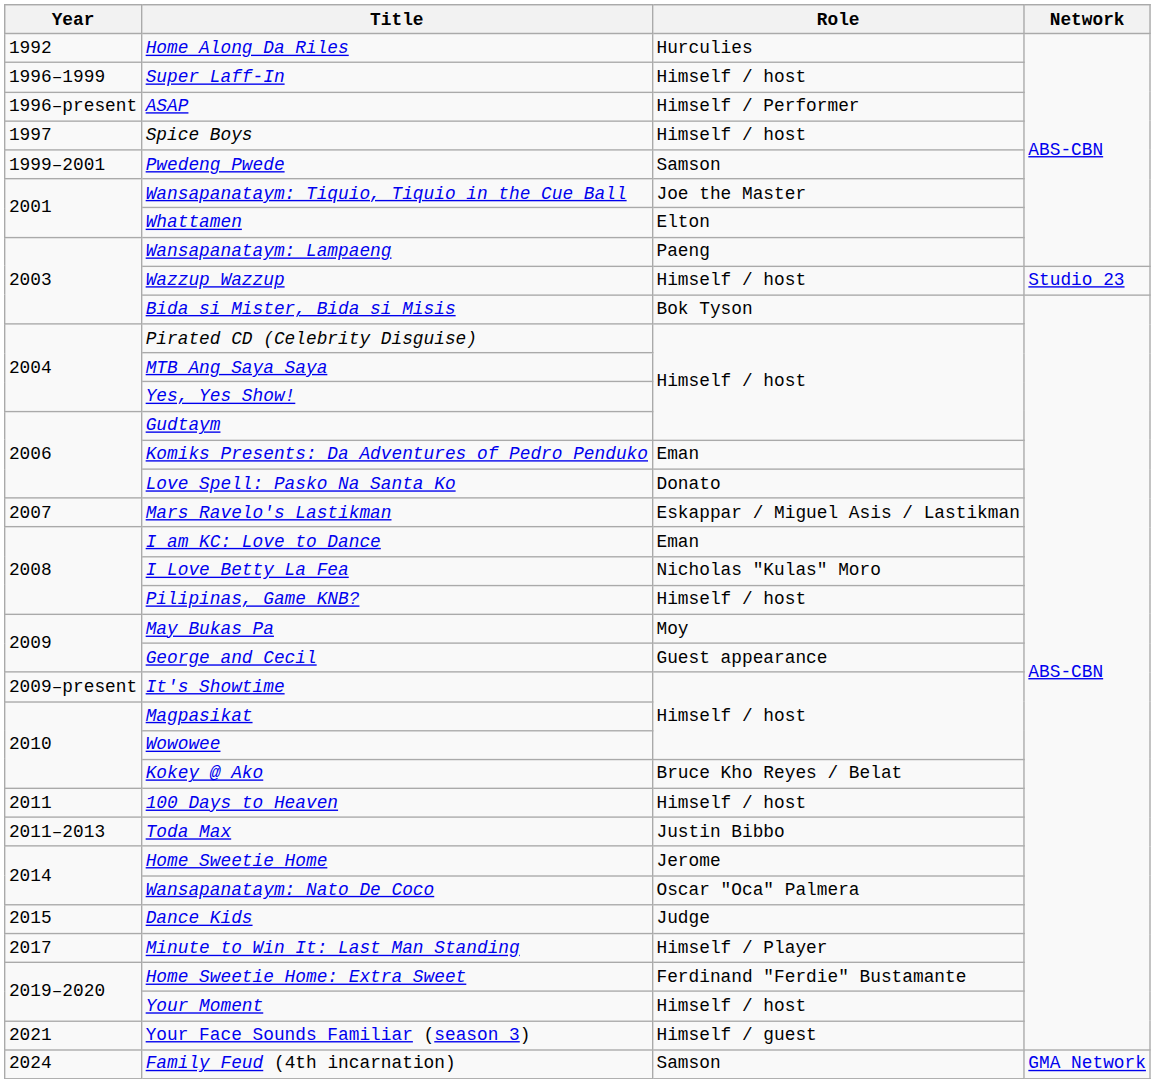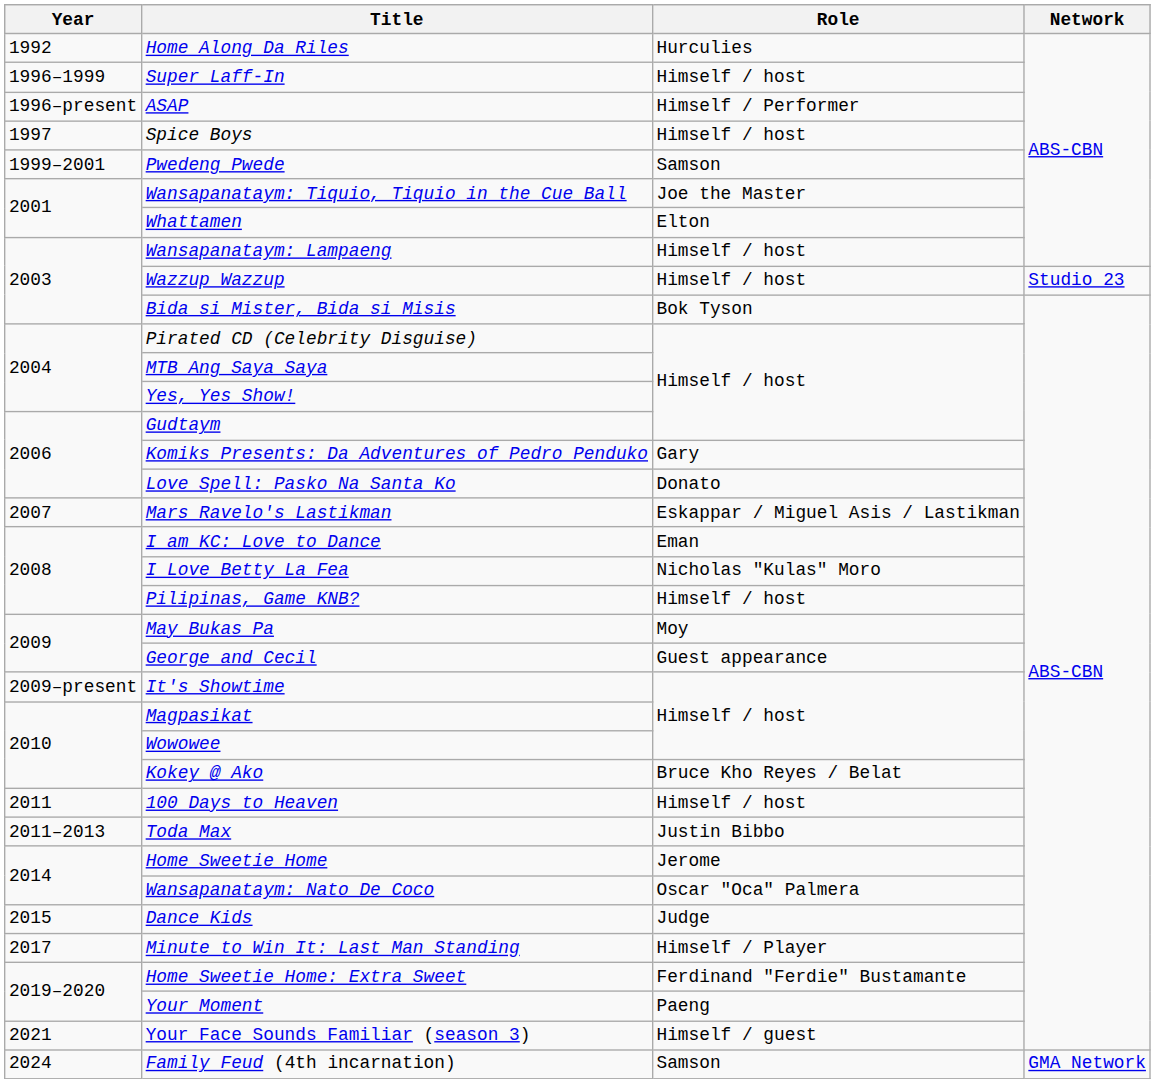(683, 251) Paeng -> (731, 251) Himself / host
(678, 455) Eman -> (678, 455) Gary
(731, 1006) Himself / host -> (683, 1006) Paeng
